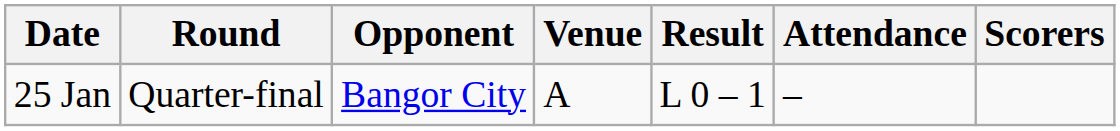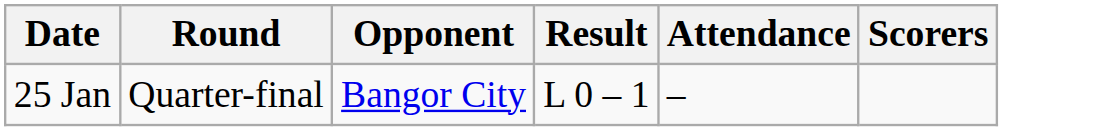- column: (593, 34)
